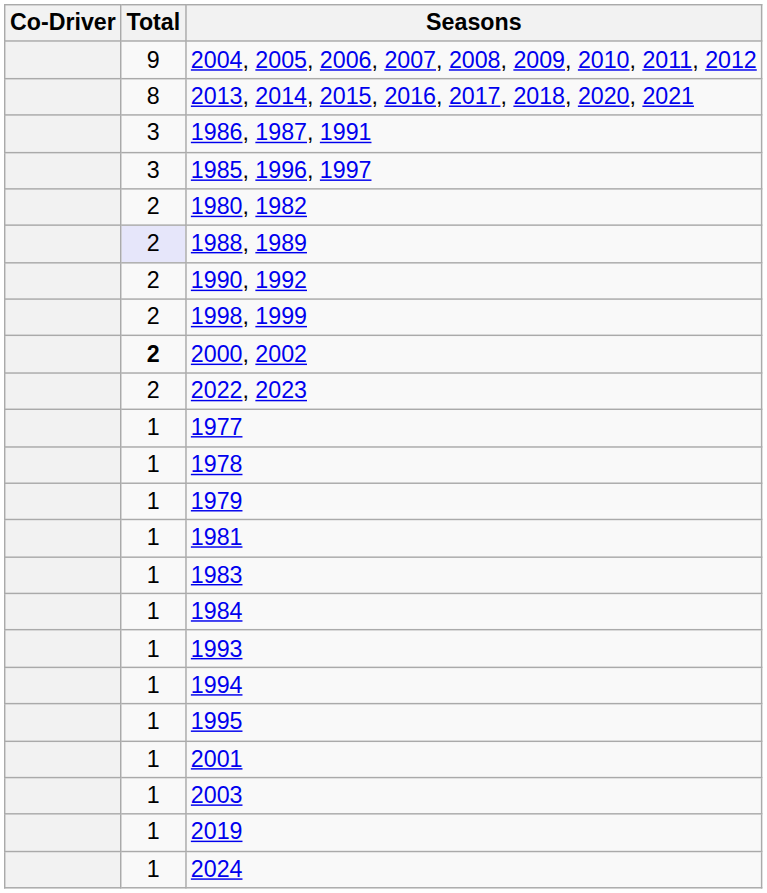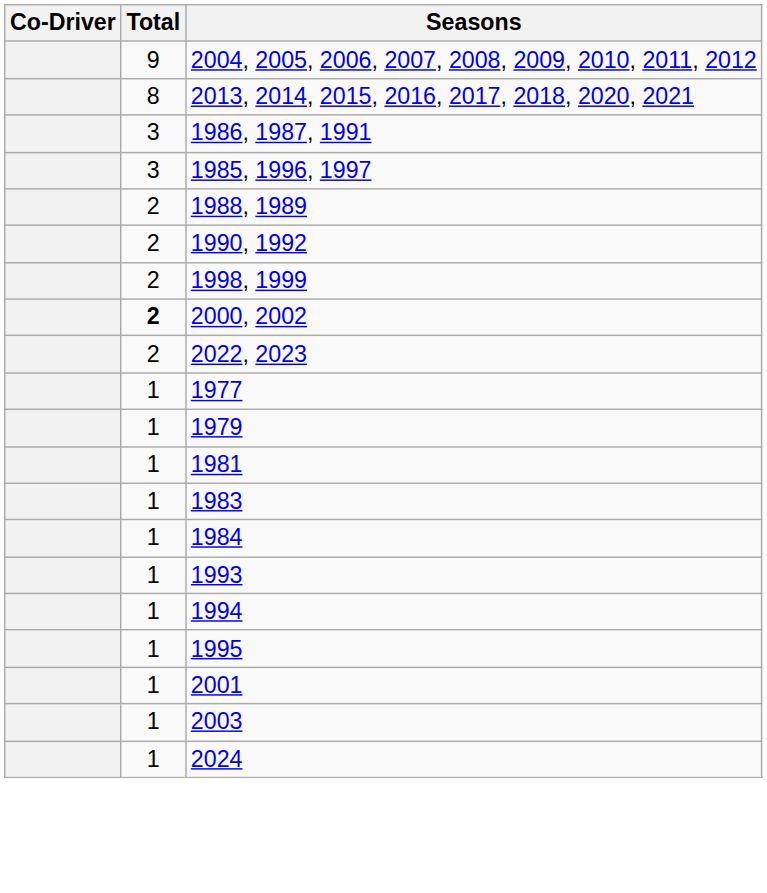- row: (249, 206)
(153, 243) lavender background -> (153, 206) no background
- row: (217, 464)
- row: (217, 832)
